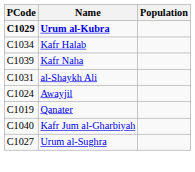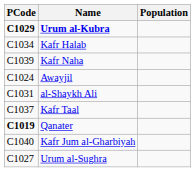rows swapped: (69, 77) <-> (56, 93)
+ row: (60, 110)
(20, 110) normal -> (21, 126) bold
